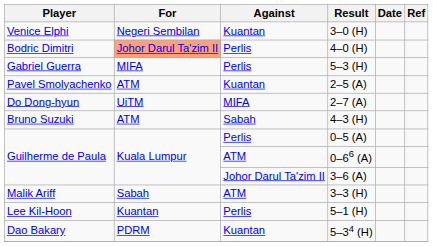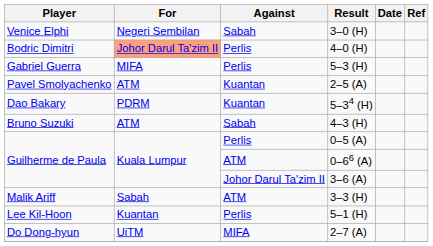(244, 31) Kuantan -> (240, 31) Sabah
rows swapped: (348, 102) <-> (351, 231)
